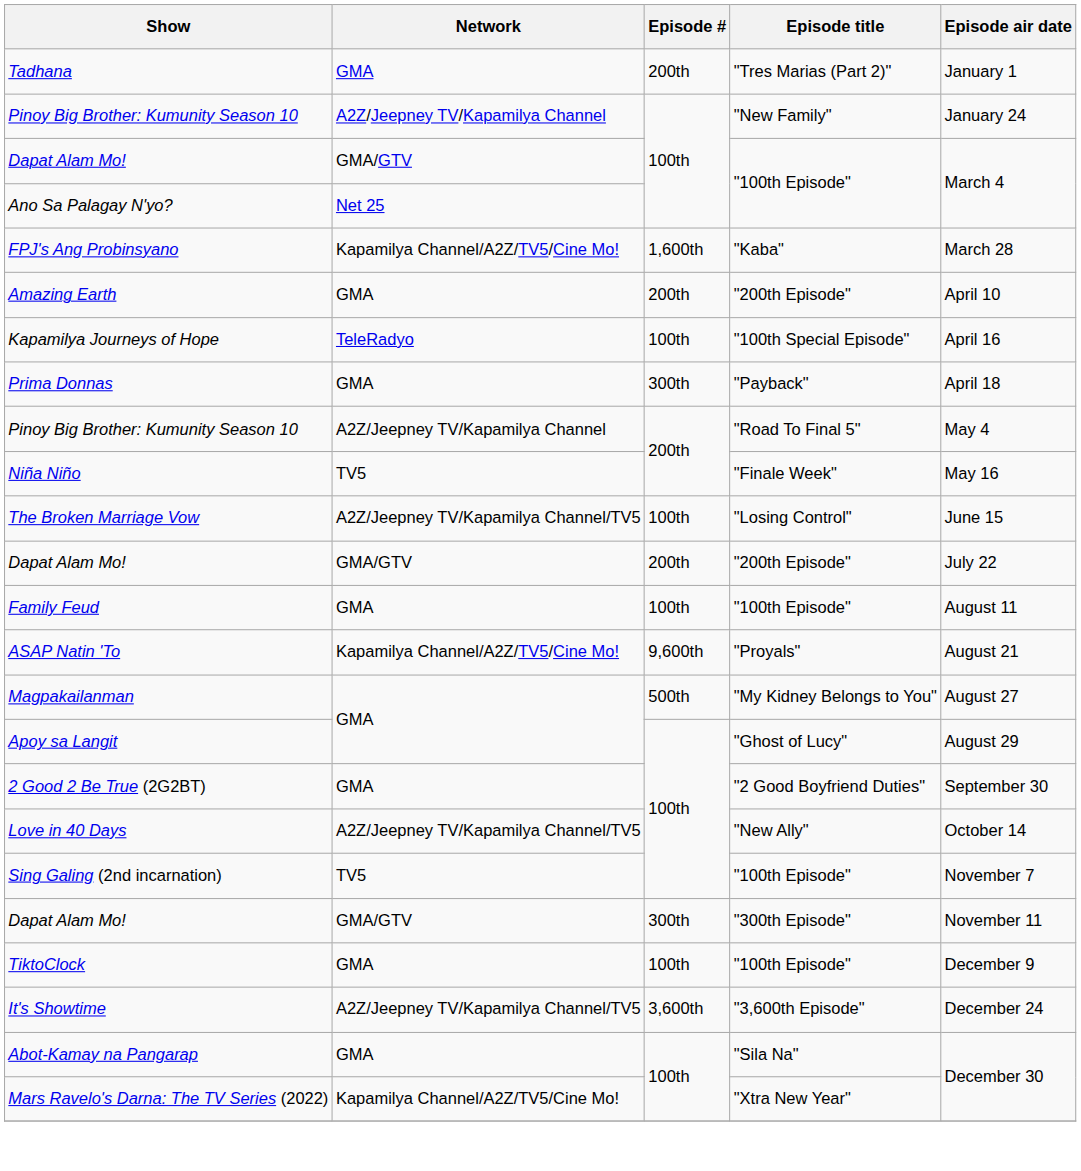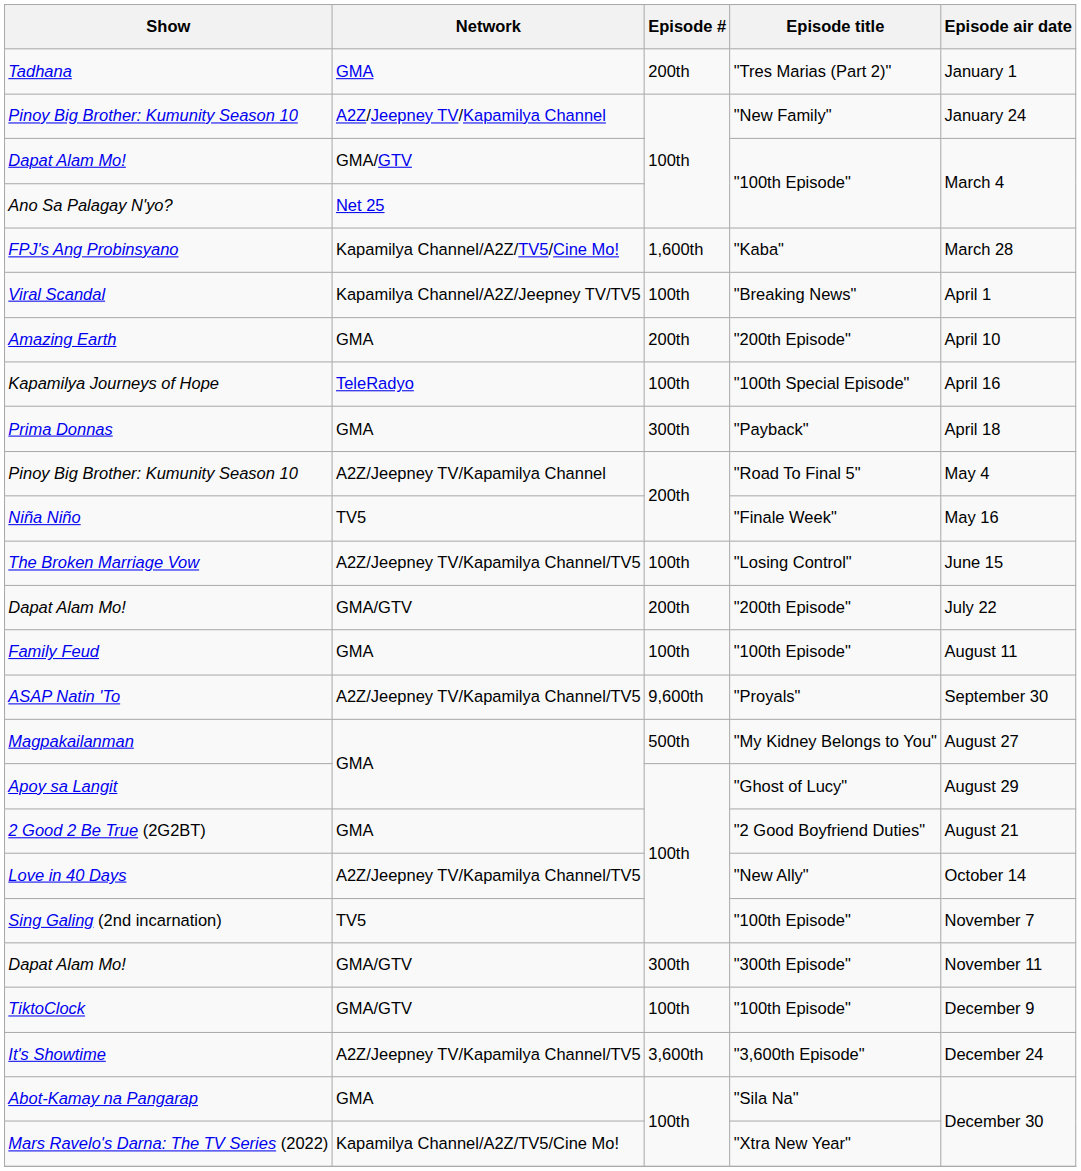+ row: (57, 294)
(477, 652) Kapamilya Channel/A2Z/TV5/Cine Mo! -> (488, 696) A2Z/Jeepney TV/Kapamilya Channel/TV5
(982, 652) August 21 -> (996, 696) September 30
(996, 786) September 30 -> (982, 831) August 21
(355, 965) GMA -> (374, 1009) GMA/GTV
